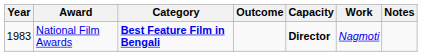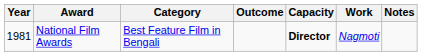(19, 36) 1983 -> (19, 36) 1981
(173, 36) bold -> (172, 36) normal
